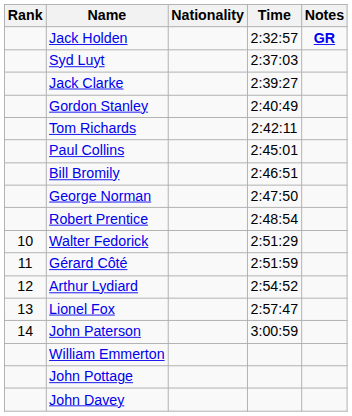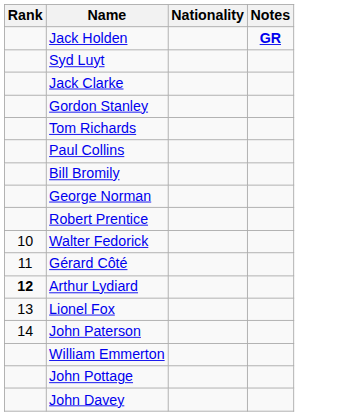- column: (274, 15)
(25, 286) normal -> (25, 286) bold
